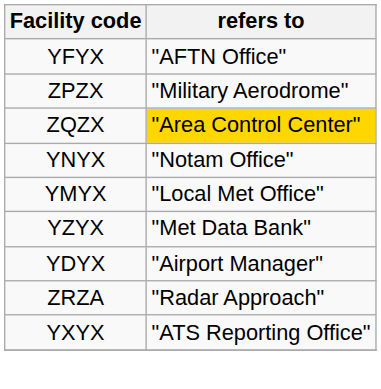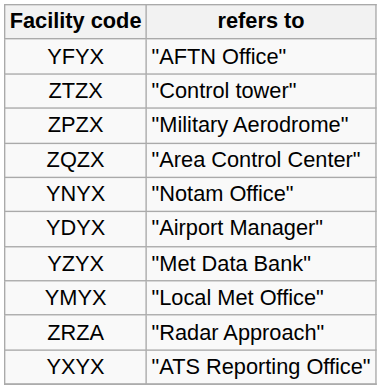+ row: (76, 90)
(256, 125) gold background -> (256, 159) no background
rows swapped: (76, 263) <-> (76, 194)
